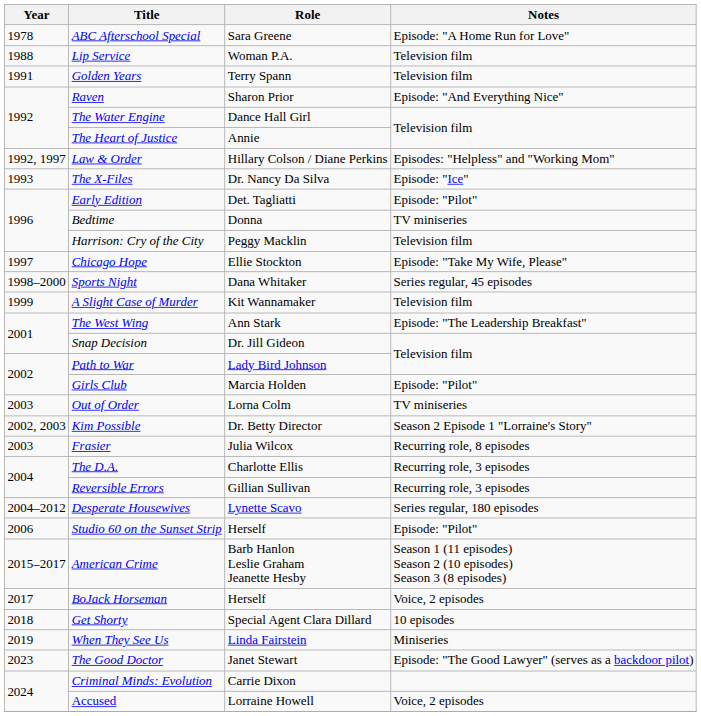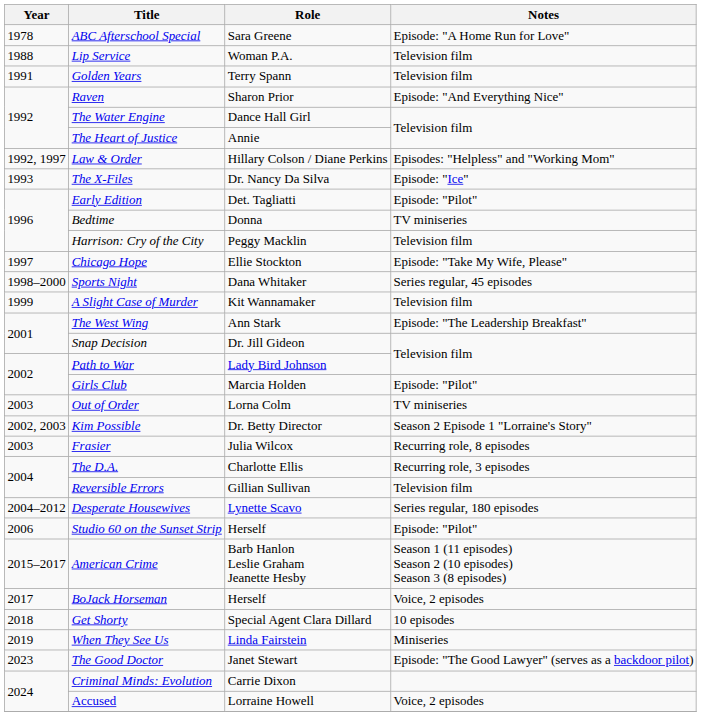(462, 487) Recurring role, 3 episodes -> (433, 487) Television film
